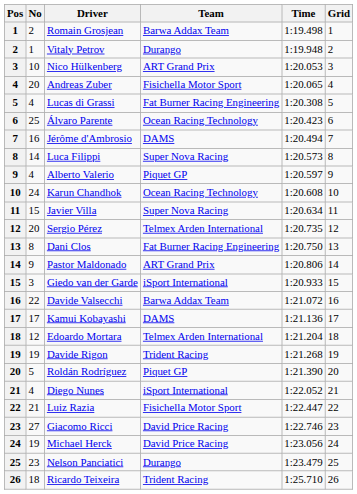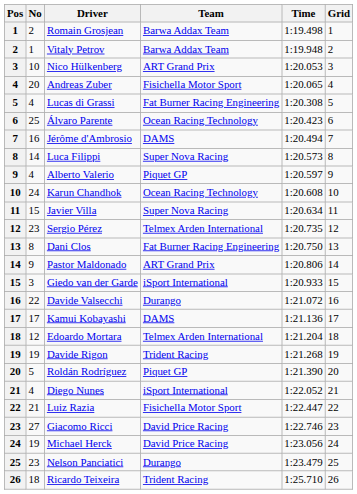(162, 48) Durango -> (186, 48) Barwa Addax Team
(34, 228) 20 -> (34, 228) 23
(186, 300) Barwa Addax Team -> (162, 300) Durango
